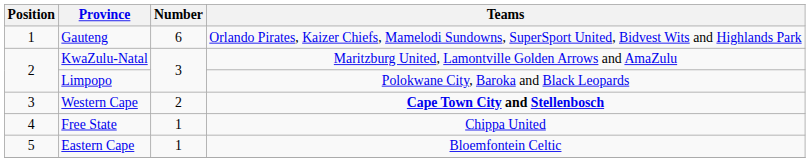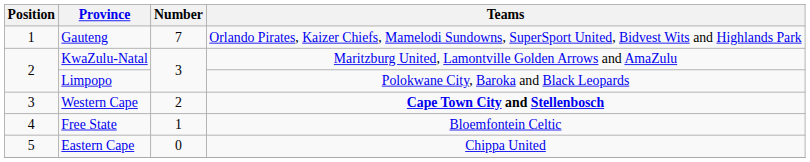(178, 37) 6 -> (178, 37) 7
(505, 124) Chippa United -> (505, 124) Bloemfontein Celtic
(178, 146) 1 -> (178, 146) 0
(505, 146) Bloemfontein Celtic -> (505, 146) Chippa United
